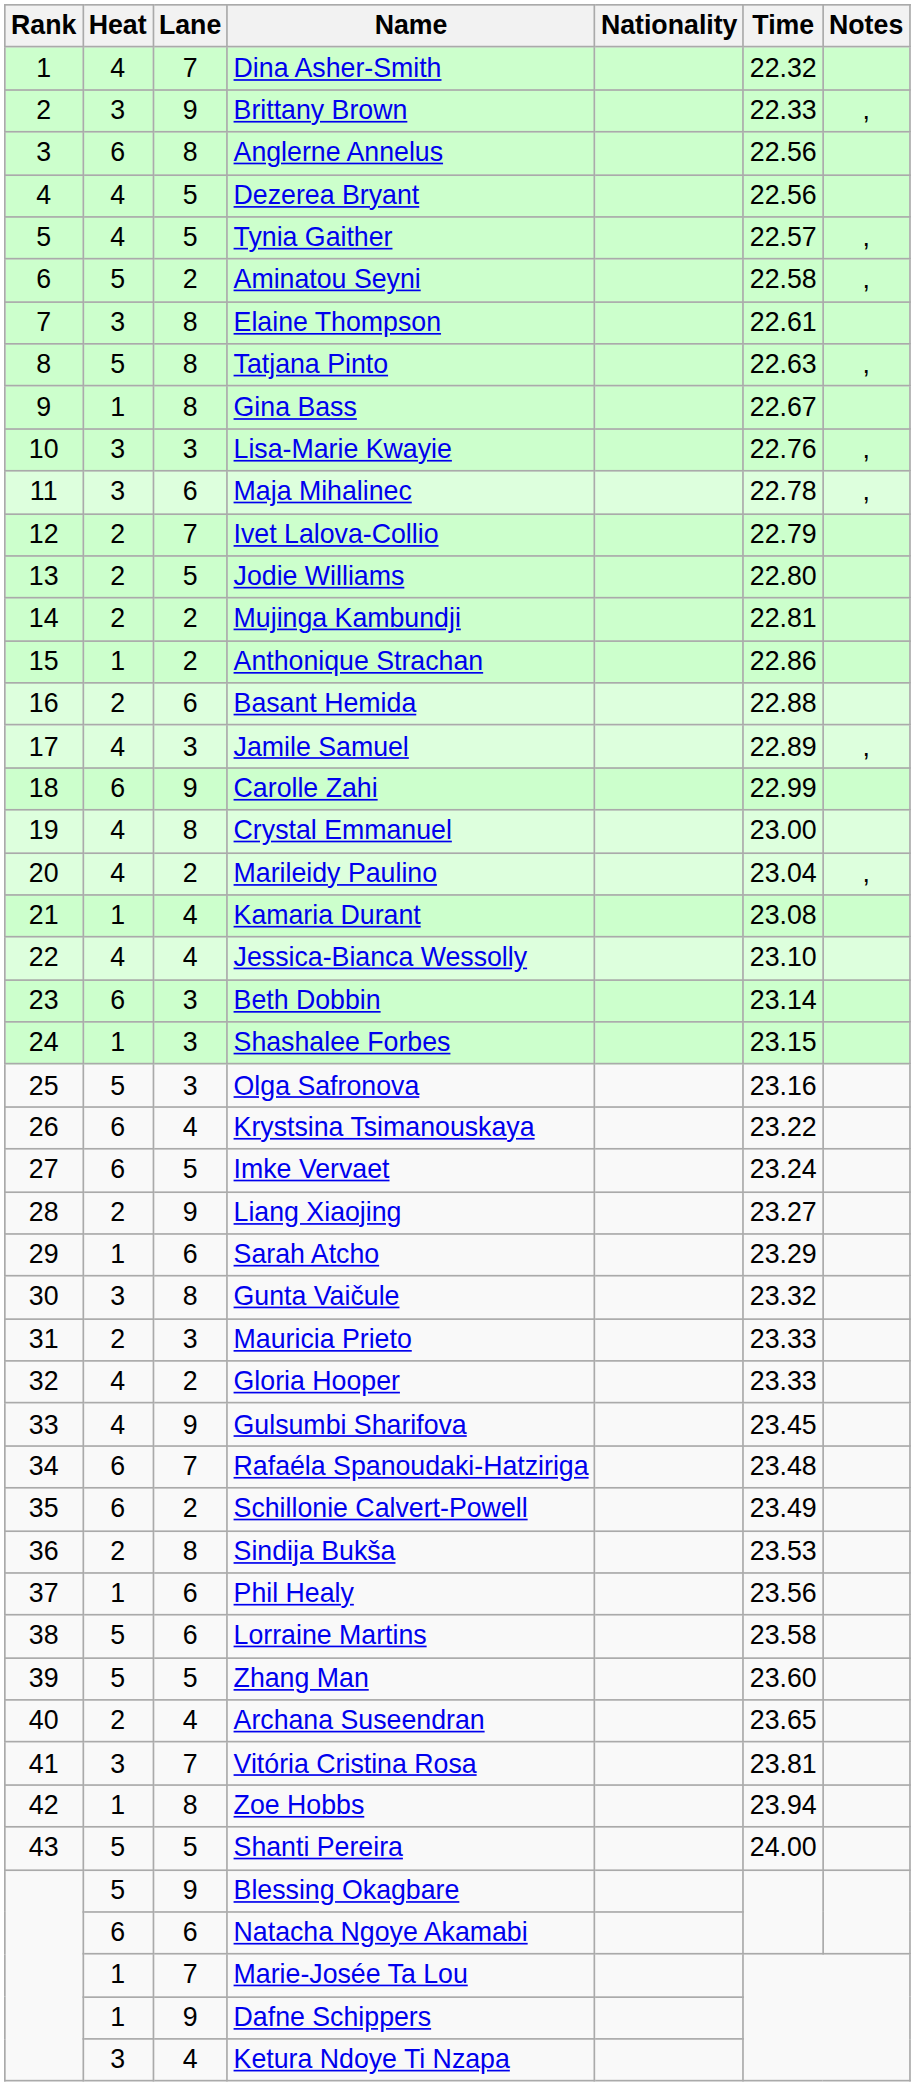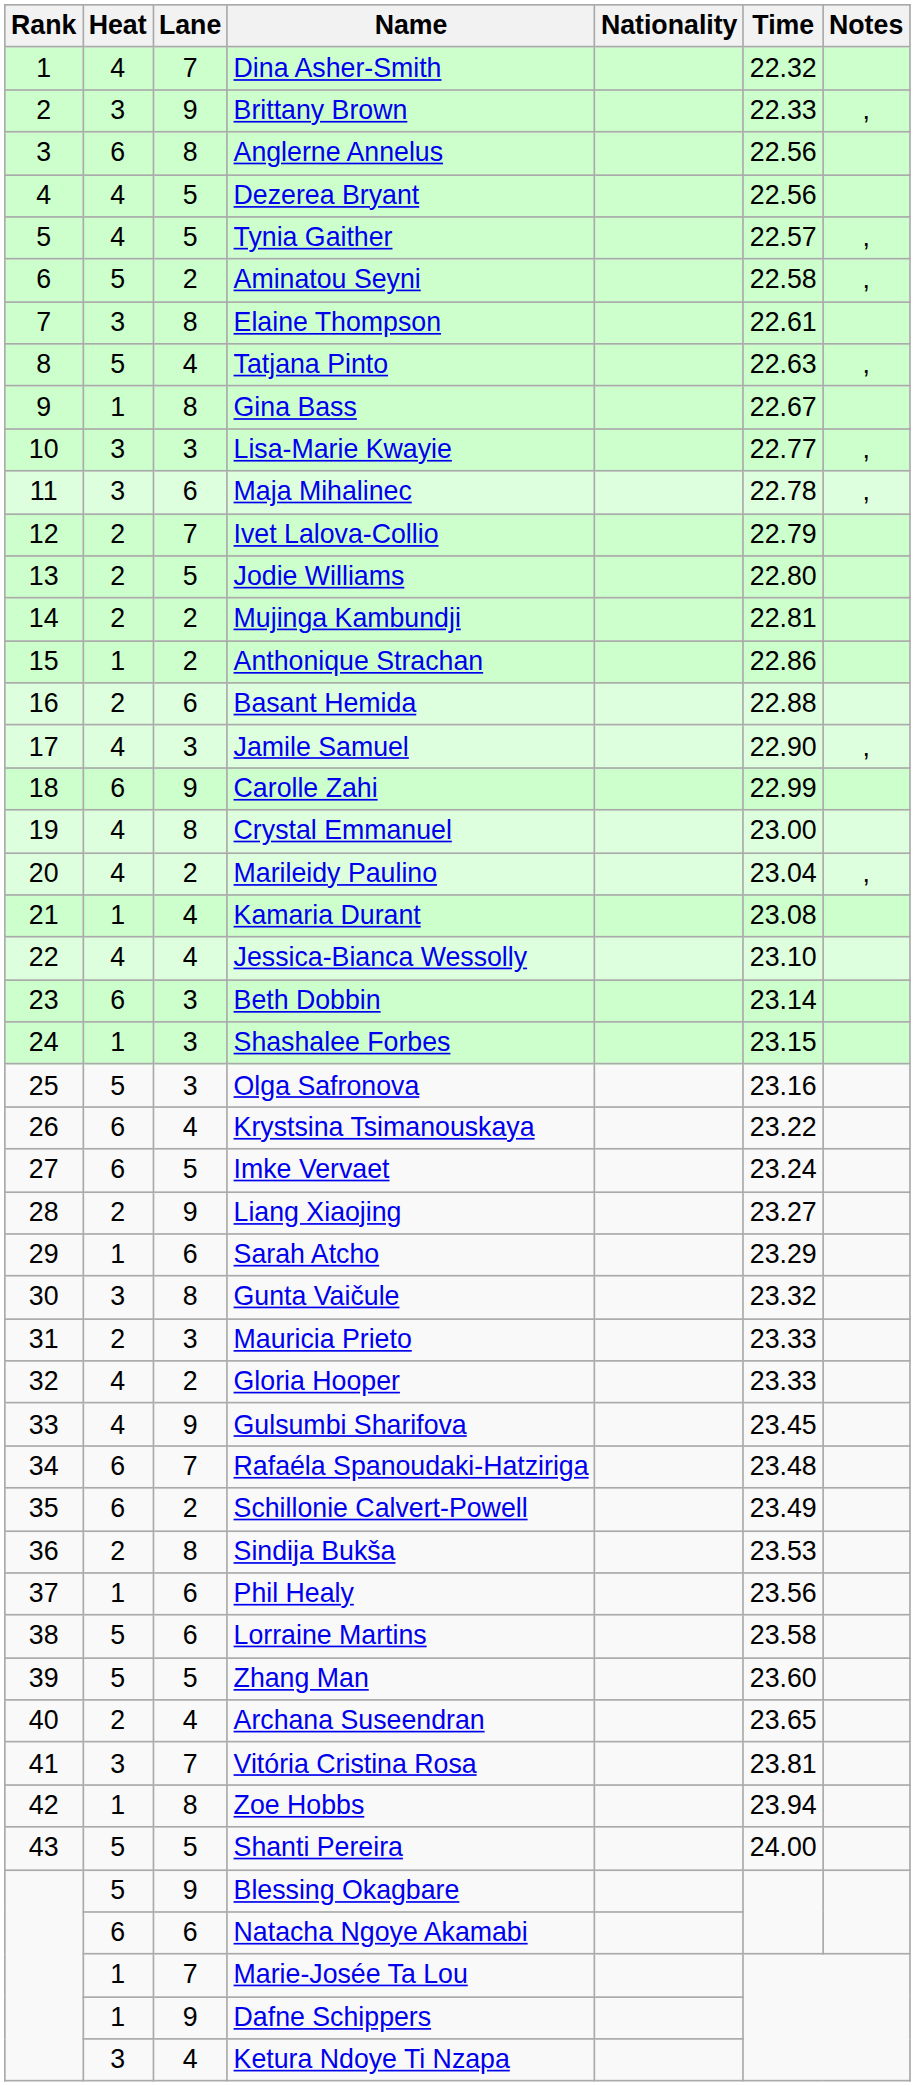(190, 364) 8 -> (190, 364) 4
(783, 449) 22.76 -> (783, 449) 22.77
(783, 746) 22.89 -> (783, 746) 22.90
